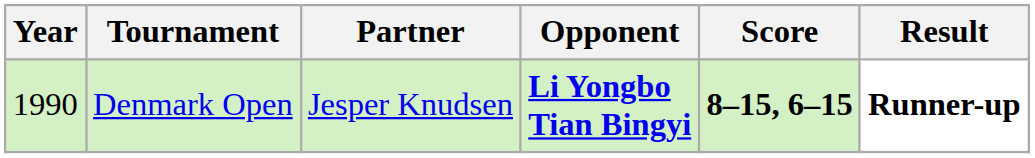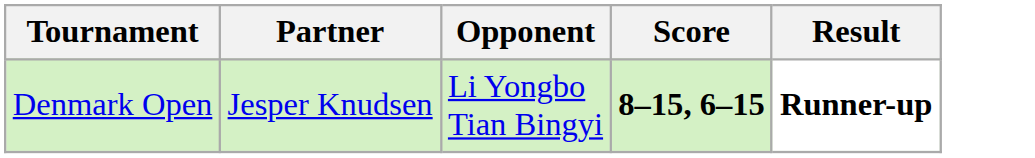- column: (45, 31)
(610, 104) bold -> (525, 104) normal
